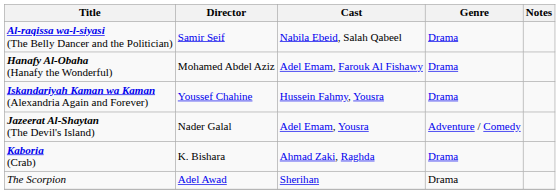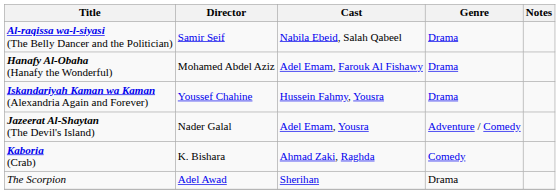(443, 156) Drama -> (447, 156) Comedy
